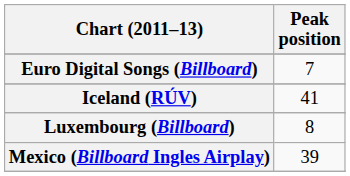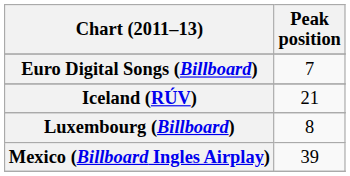(310, 98) 41 -> (310, 98) 21
